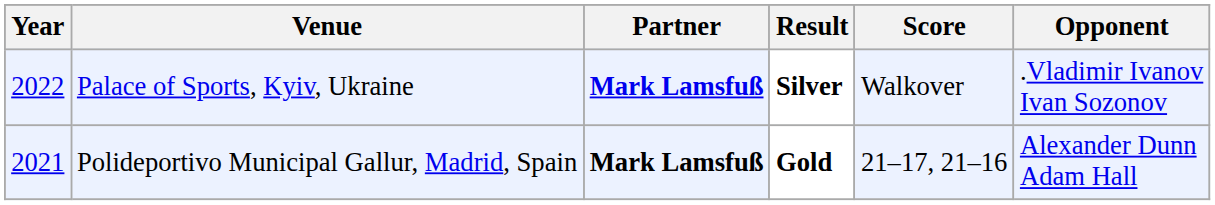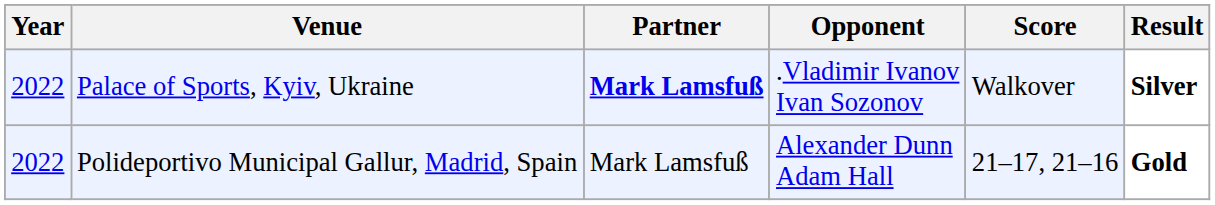columns swapped: (1112, 26) <-> (812, 26)
(38, 161) 2021 -> (38, 161) 2022
(677, 161) bold -> (669, 161) normal
